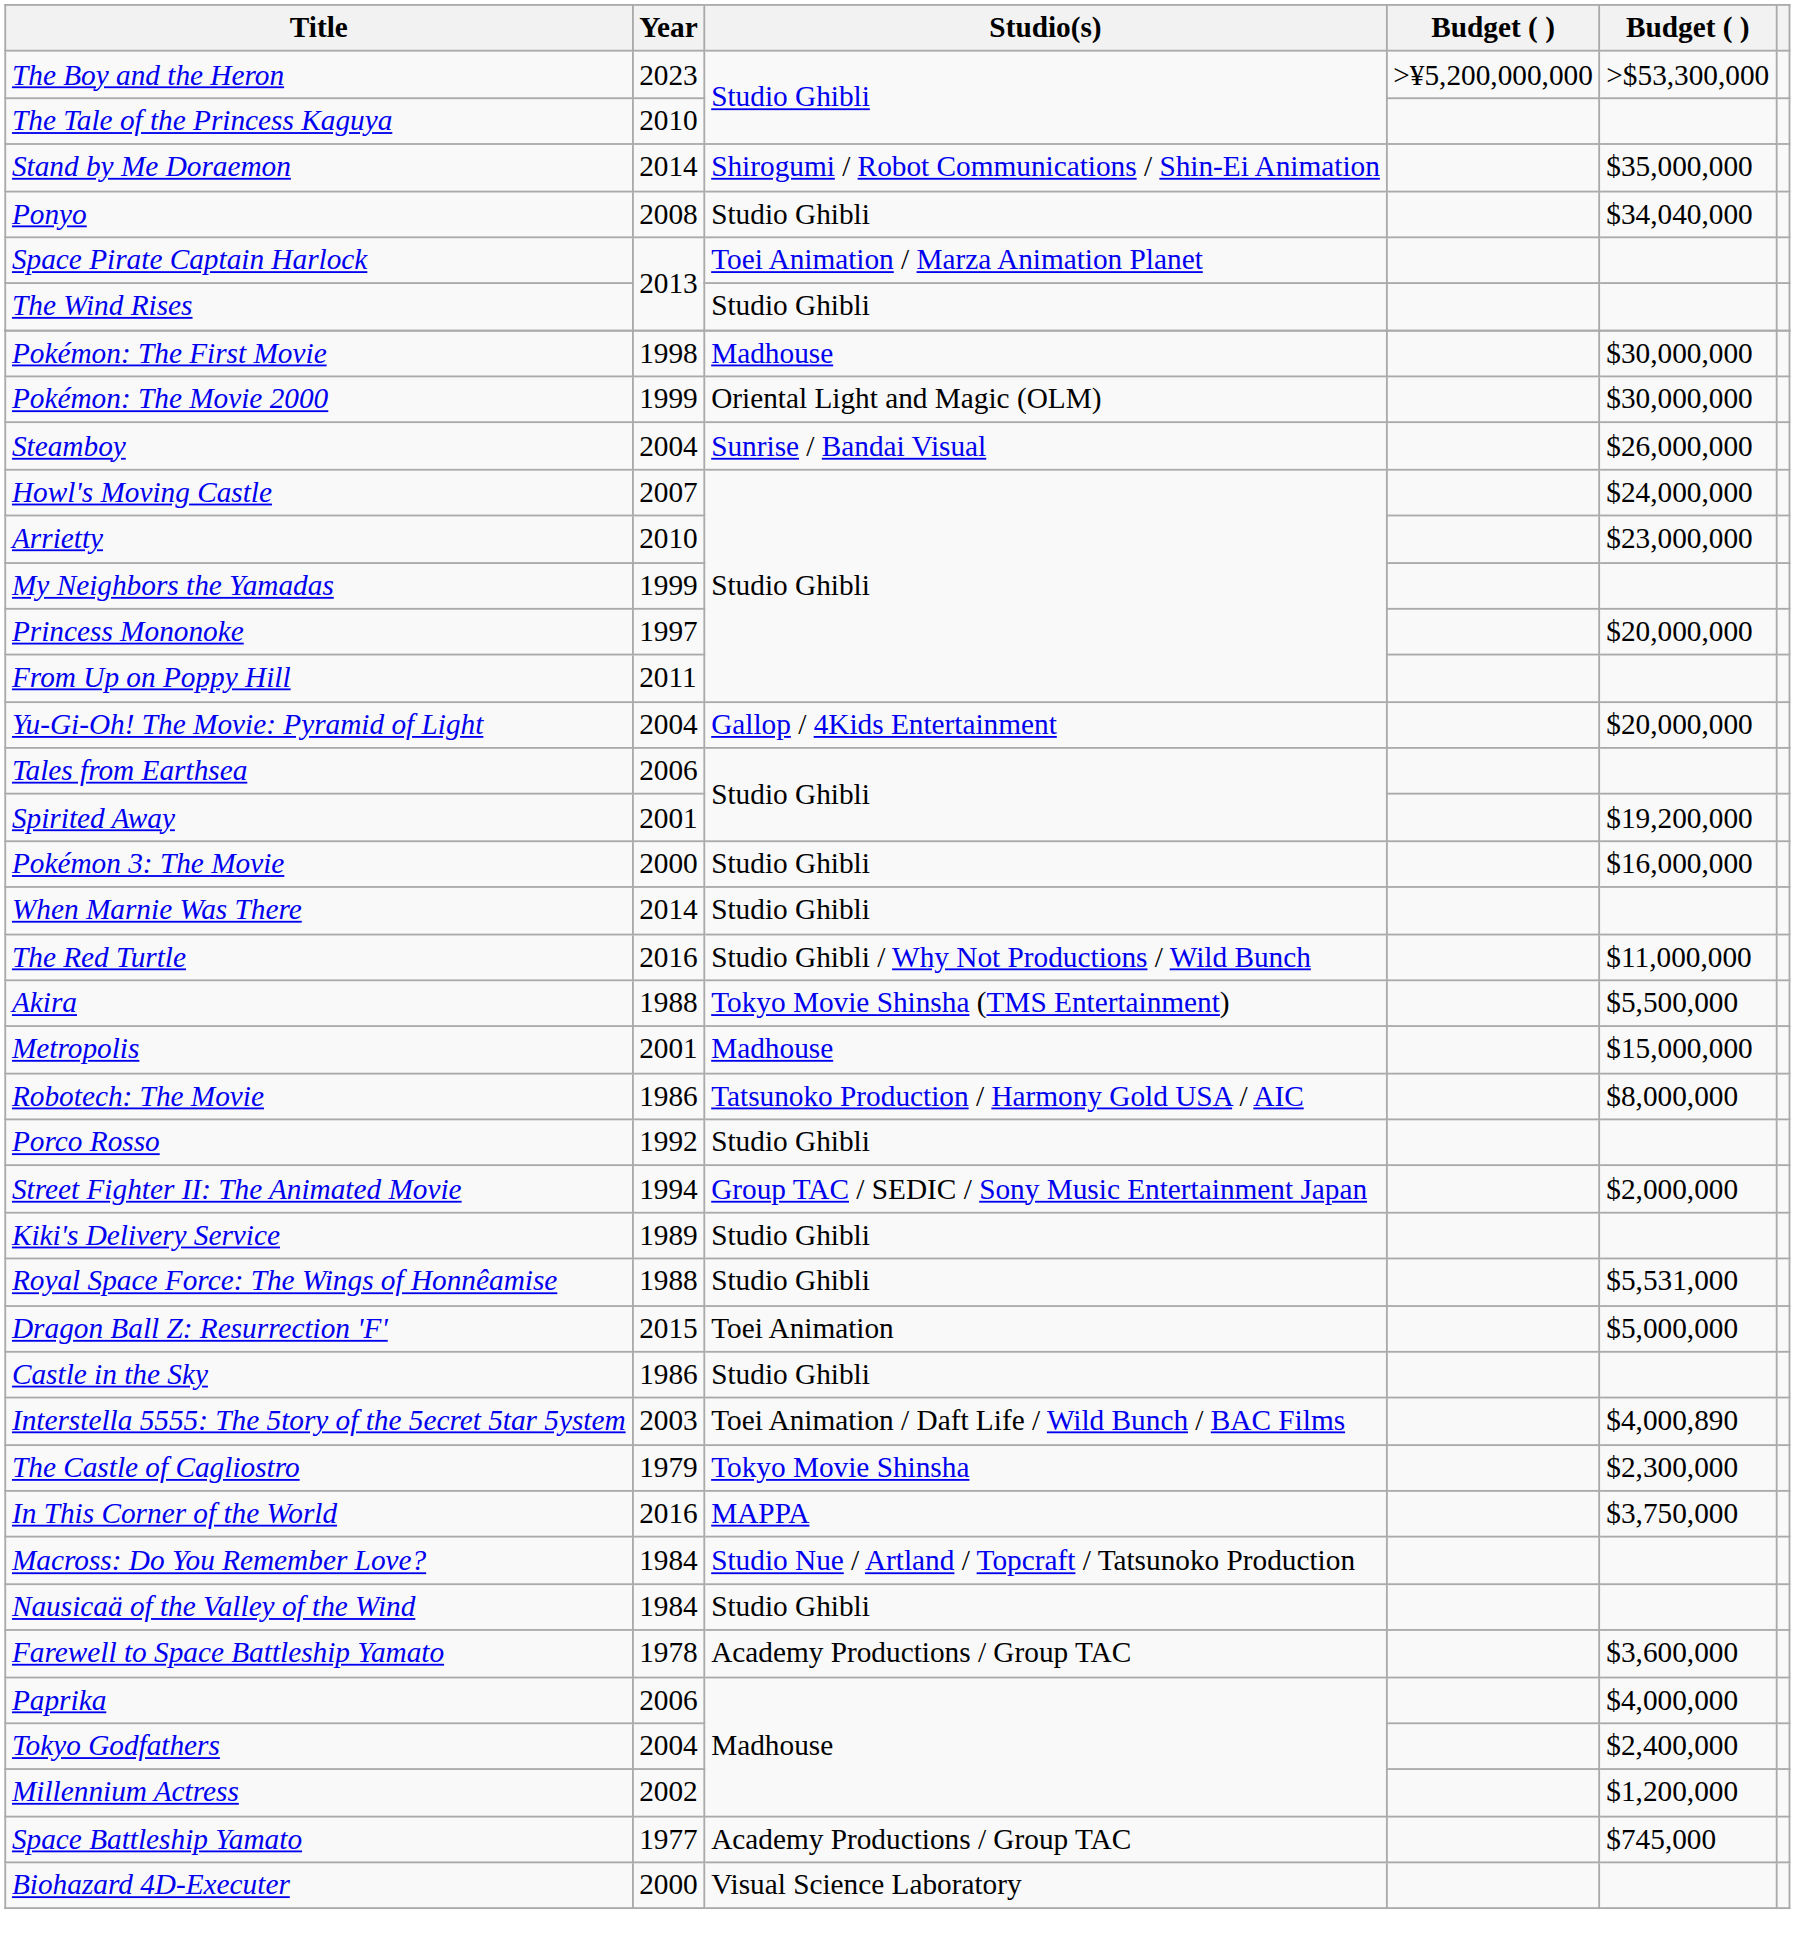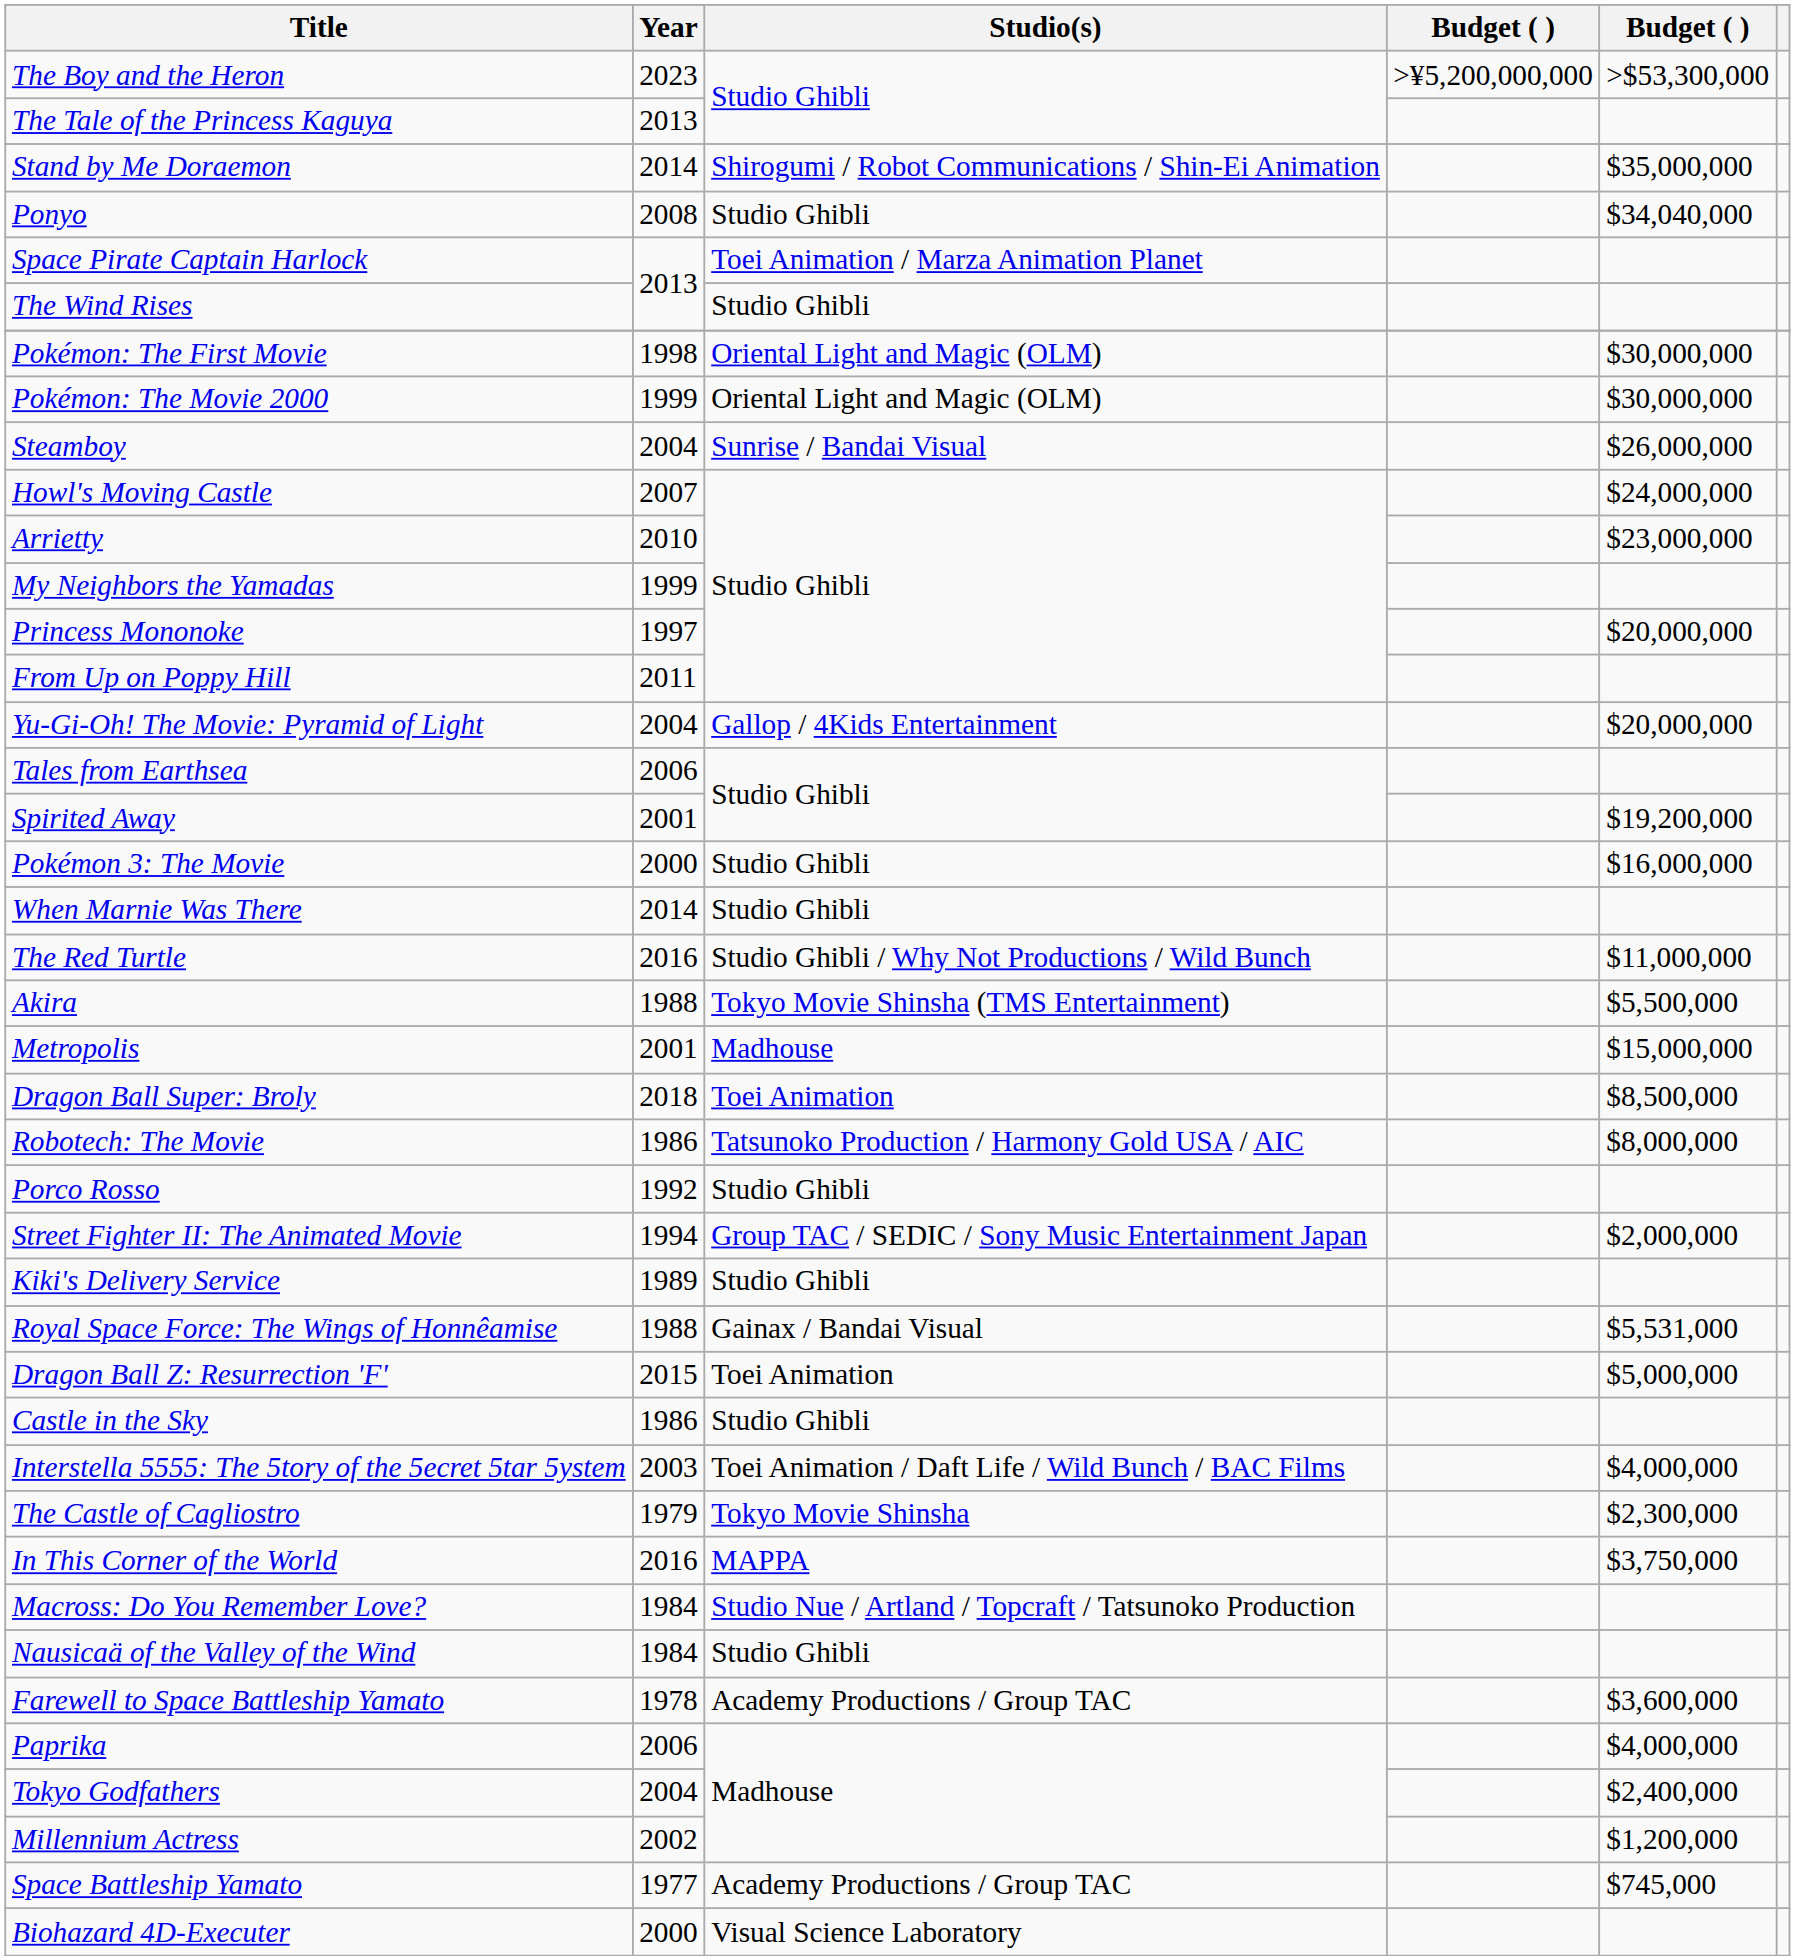(668, 120) 2010 -> (668, 120) 2013
(772, 352) Madhouse -> (906, 352) Oriental Light and Magic (OLM)
+ row: (164, 1095)
(791, 1281) Studio Ghibli -> (847, 1327) Gainax / Bandai Visual
(1672, 1420) $4,000,890 -> (1672, 1467) $4,000,000
